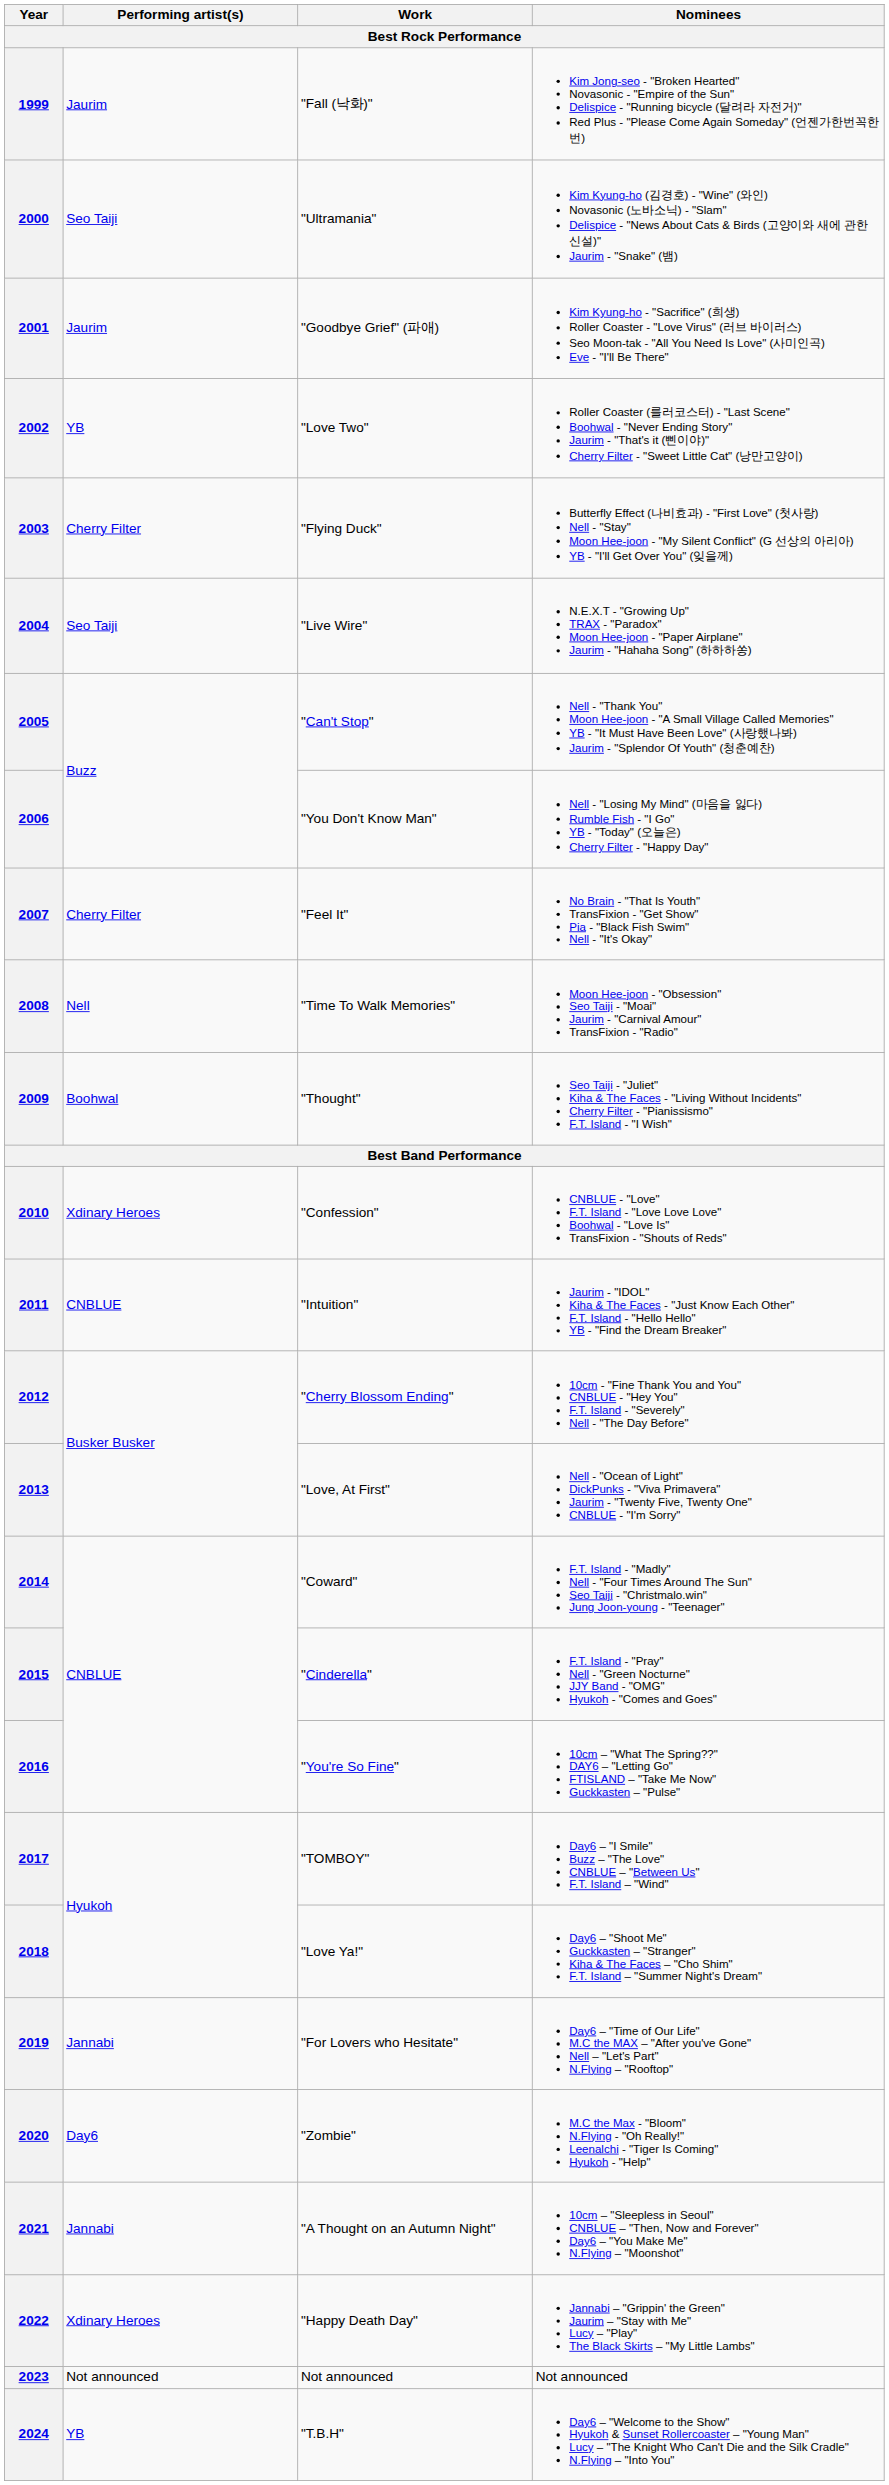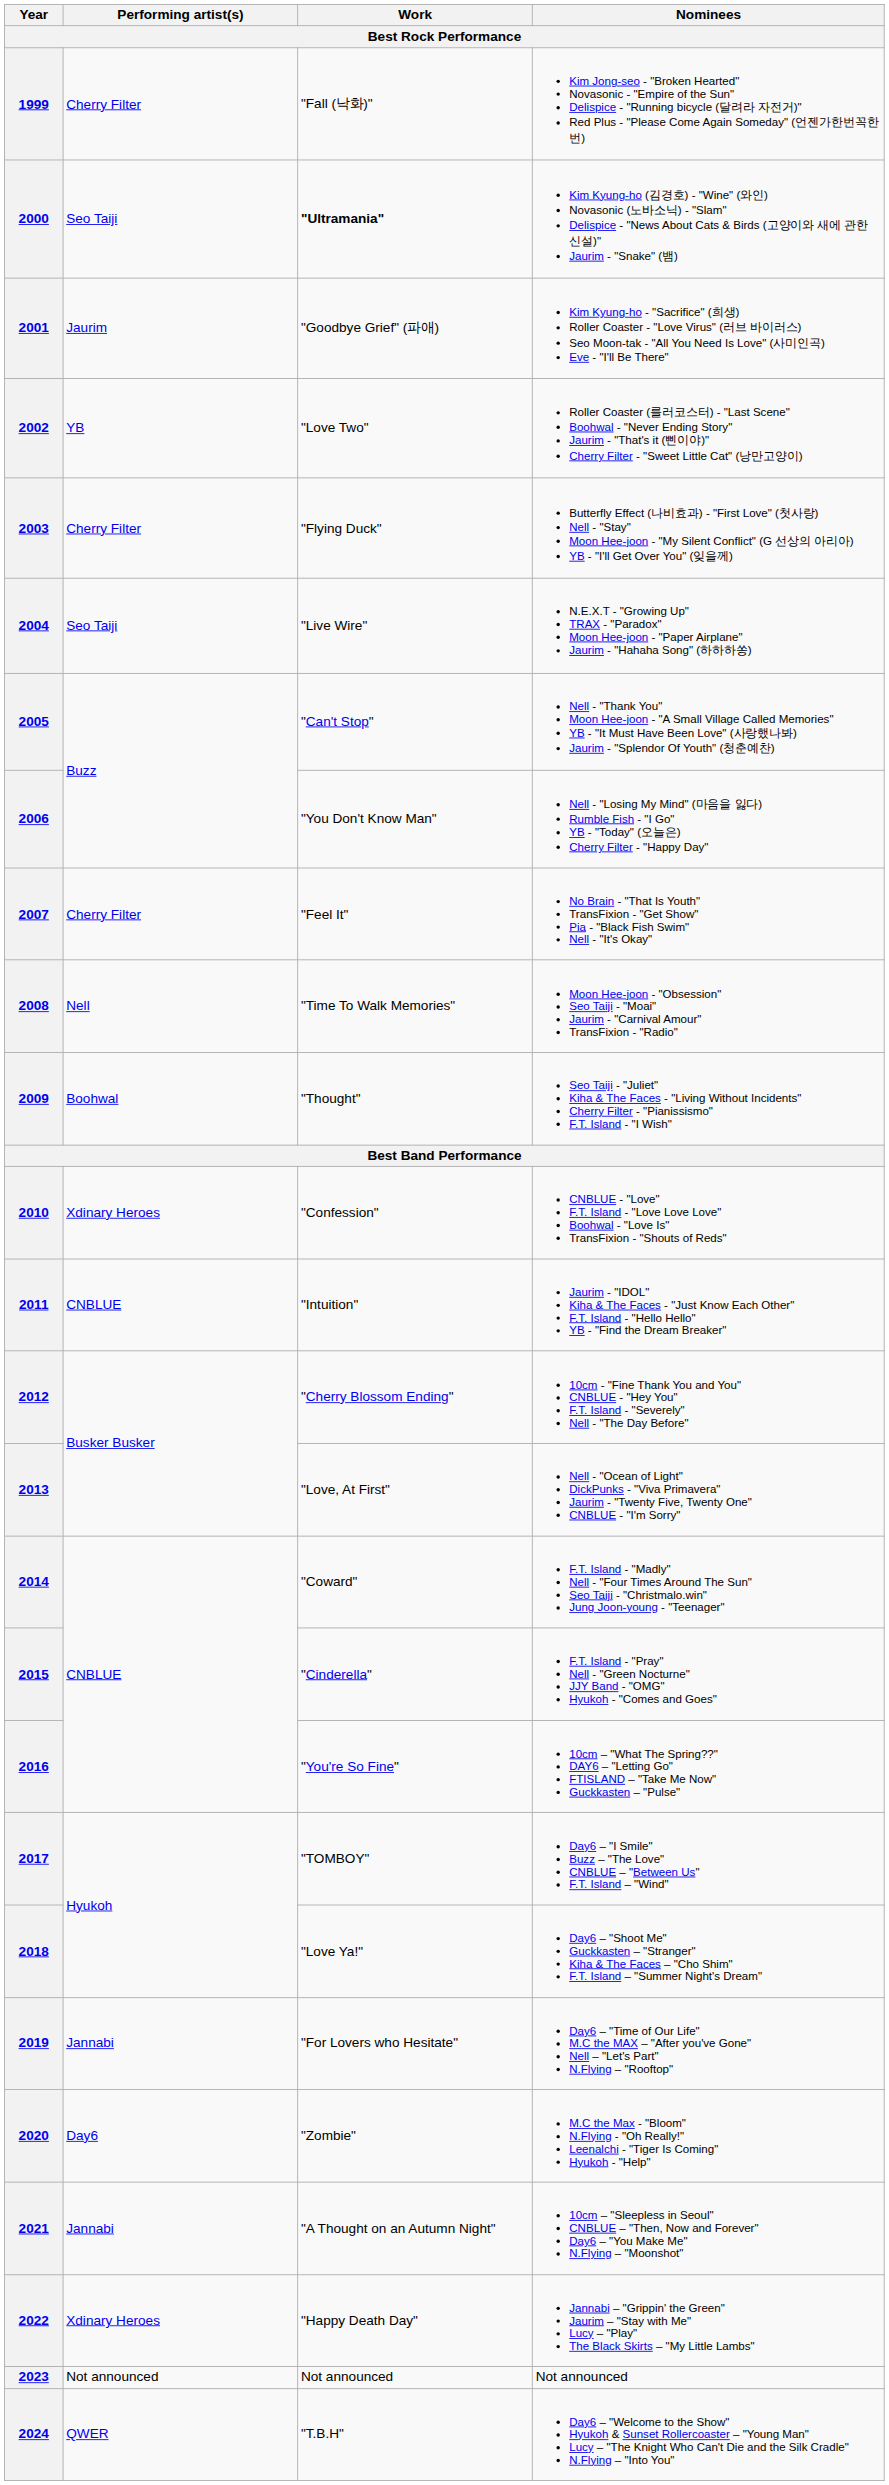(87, 104) Jaurim -> (104, 104) Cherry Filter
(339, 219) normal -> (343, 219) bold
(75, 2434) YB -> (87, 2434) QWER
